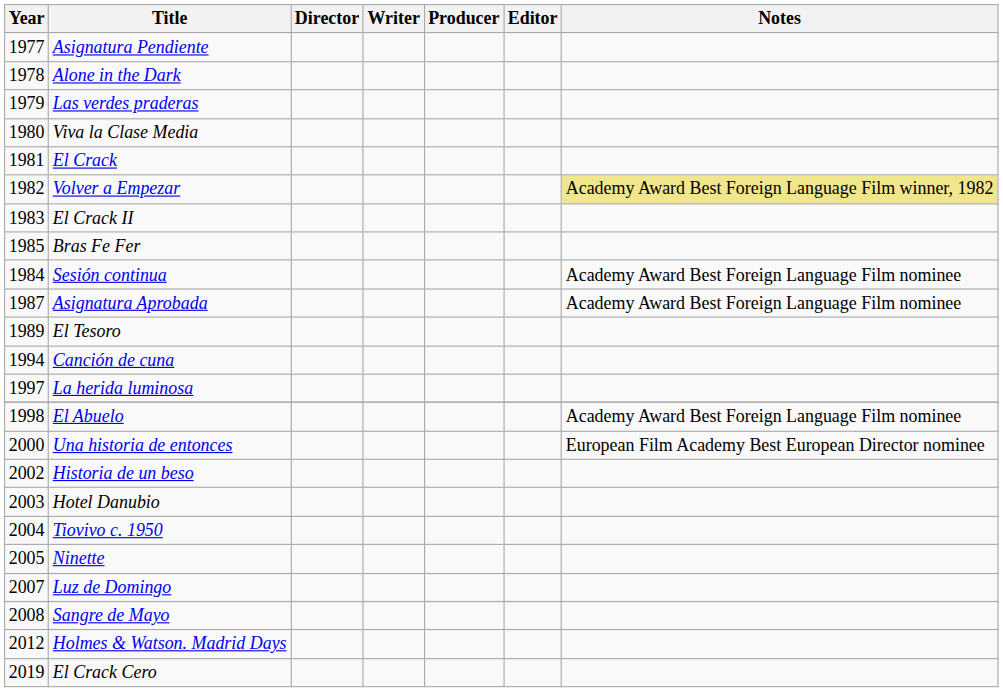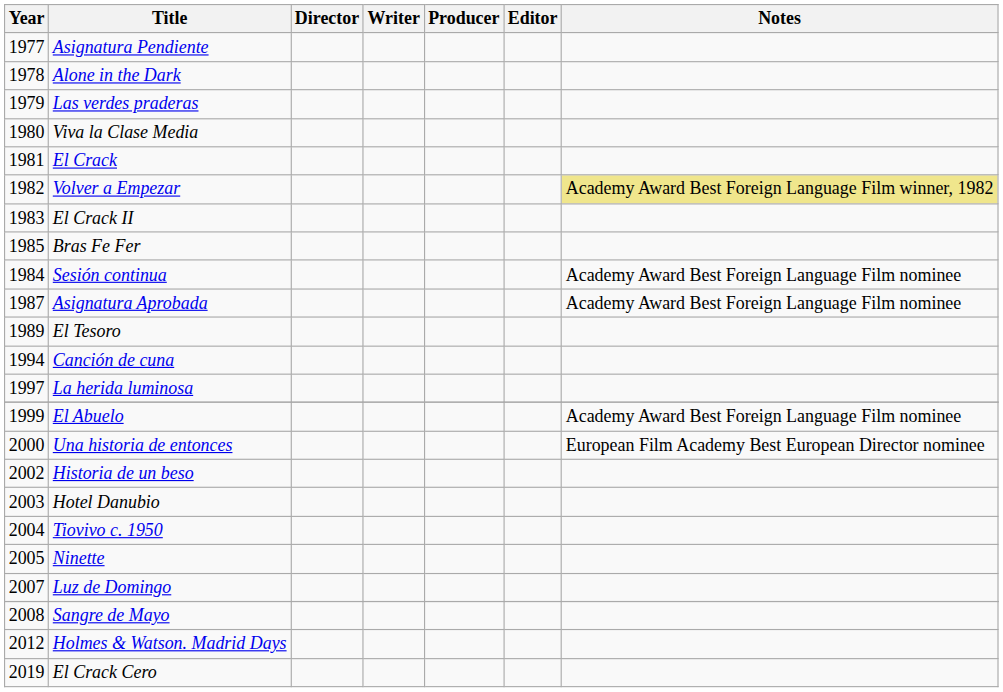(27, 416) 1998 -> (27, 416) 1999
